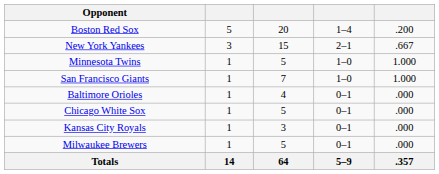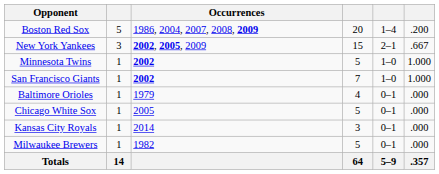+ column: (237, 12)
